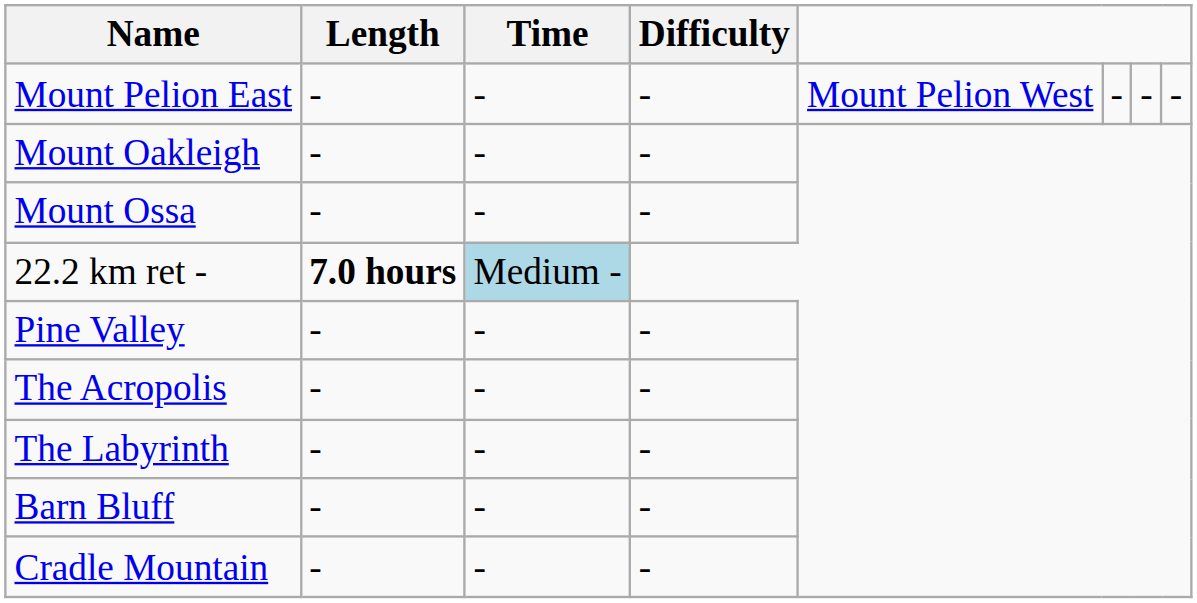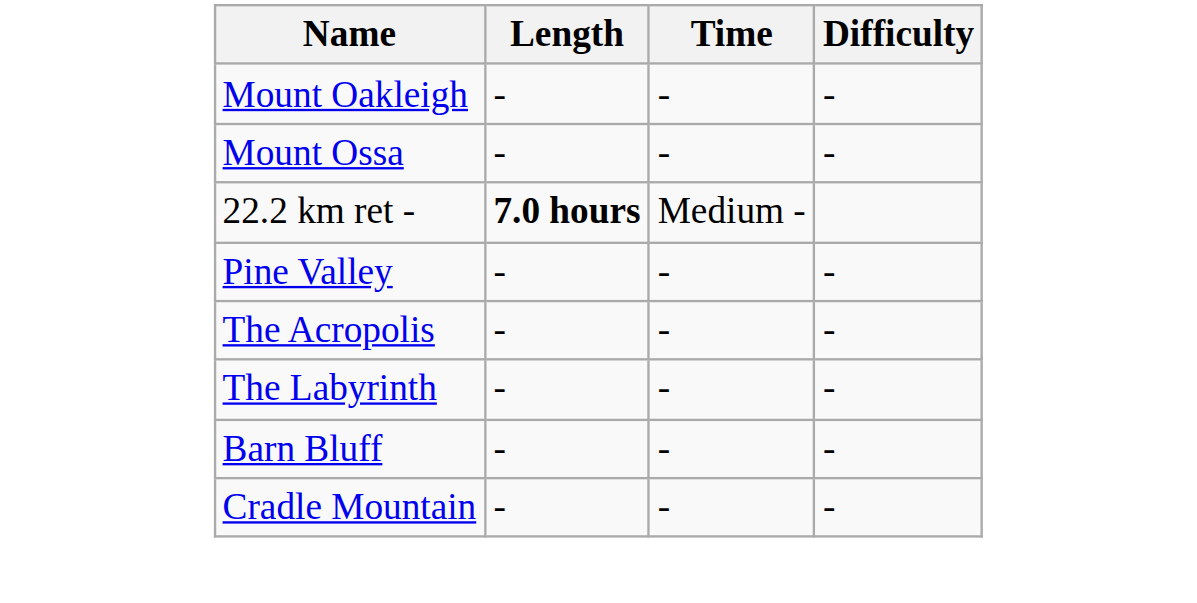- row: (153, 93)
(548, 270) lightblue background -> (732, 211) no background
